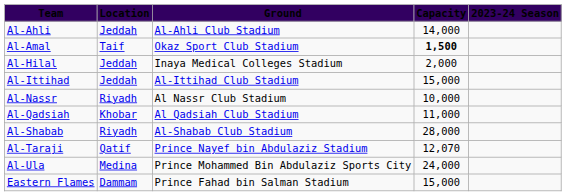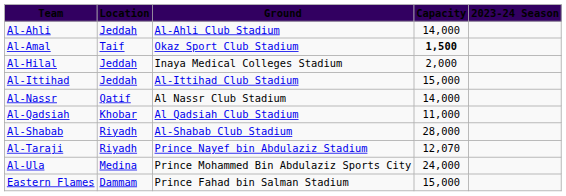(118, 98) Riyadh -> (115, 98) Qatif
(441, 98) 10,000 -> (441, 98) 14,000
(115, 148) Qatif -> (118, 148) Riyadh
